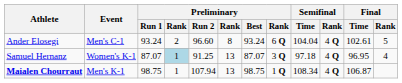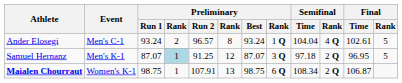(203, 41) 96.60 -> (203, 41) 96.57
(279, 41) 6 Q -> (279, 41) 1 Q
(111, 56) Women's K-1 -> (106, 56) Men's K-1
(230, 56) 13 -> (230, 56) 12
(332, 56) 4 Q -> (332, 56) 2 Q
(385, 56) 4 -> (385, 56) 5
(106, 71) Men's K-1 -> (111, 71) Women's K-1
(203, 71) 107.94 -> (203, 71) 107.91
(279, 71) 1 Q -> (279, 71) 6 Q
(332, 71) 4 Q -> (332, 71) 2 Q
